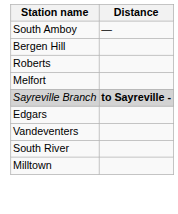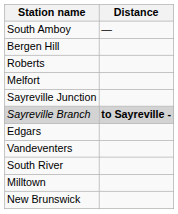+ row: (52, 98)
+ row: (44, 200)
